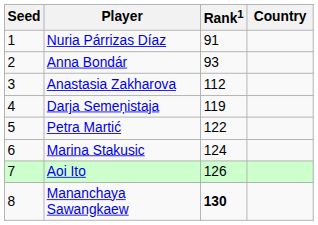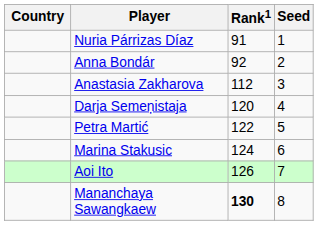columns swapped: (280, 17) <-> (24, 17)
(211, 62) 93 -> (239, 62) 92
(215, 106) 119 -> (242, 106) 120
